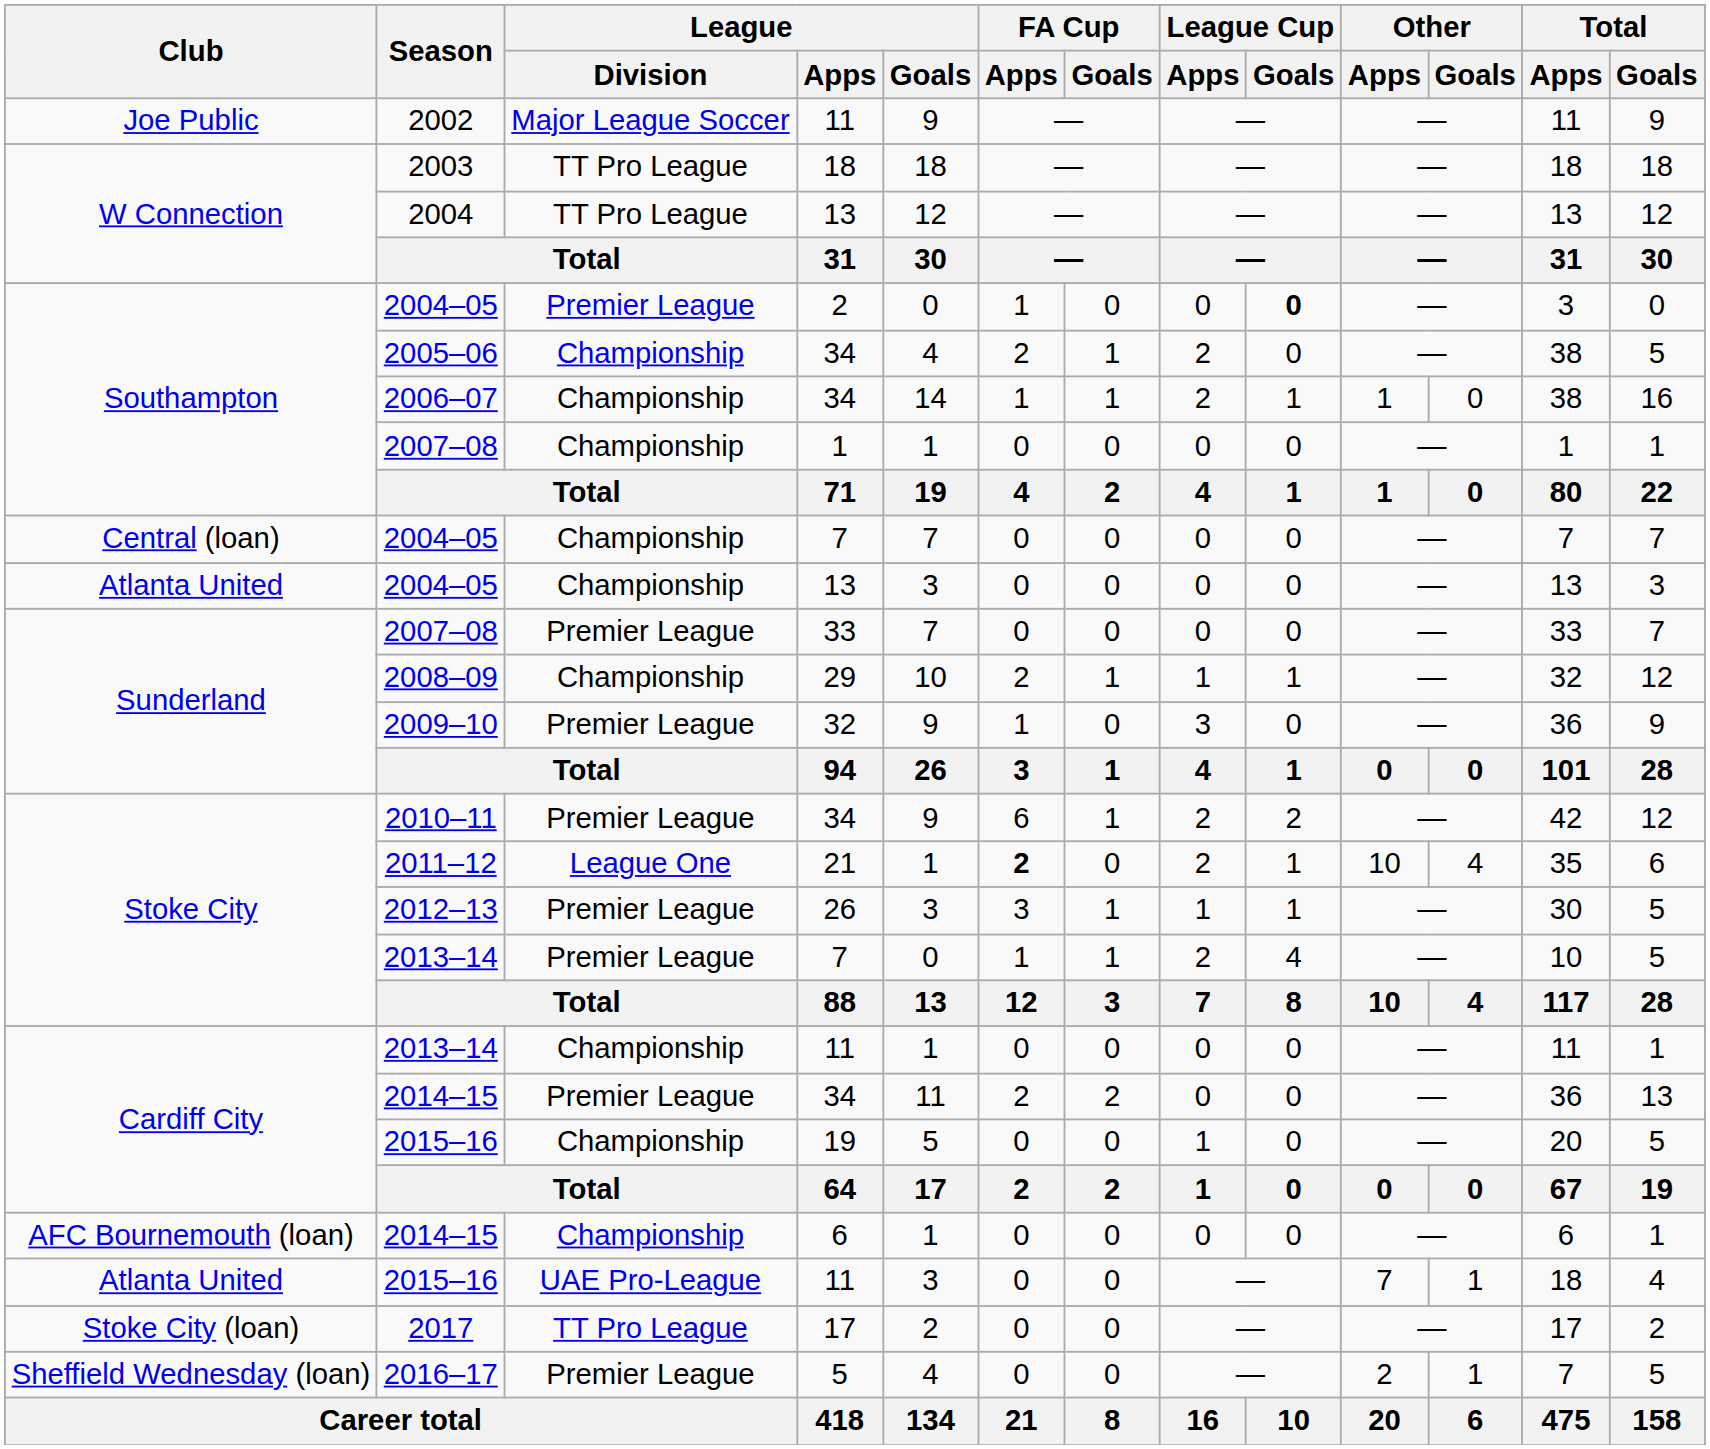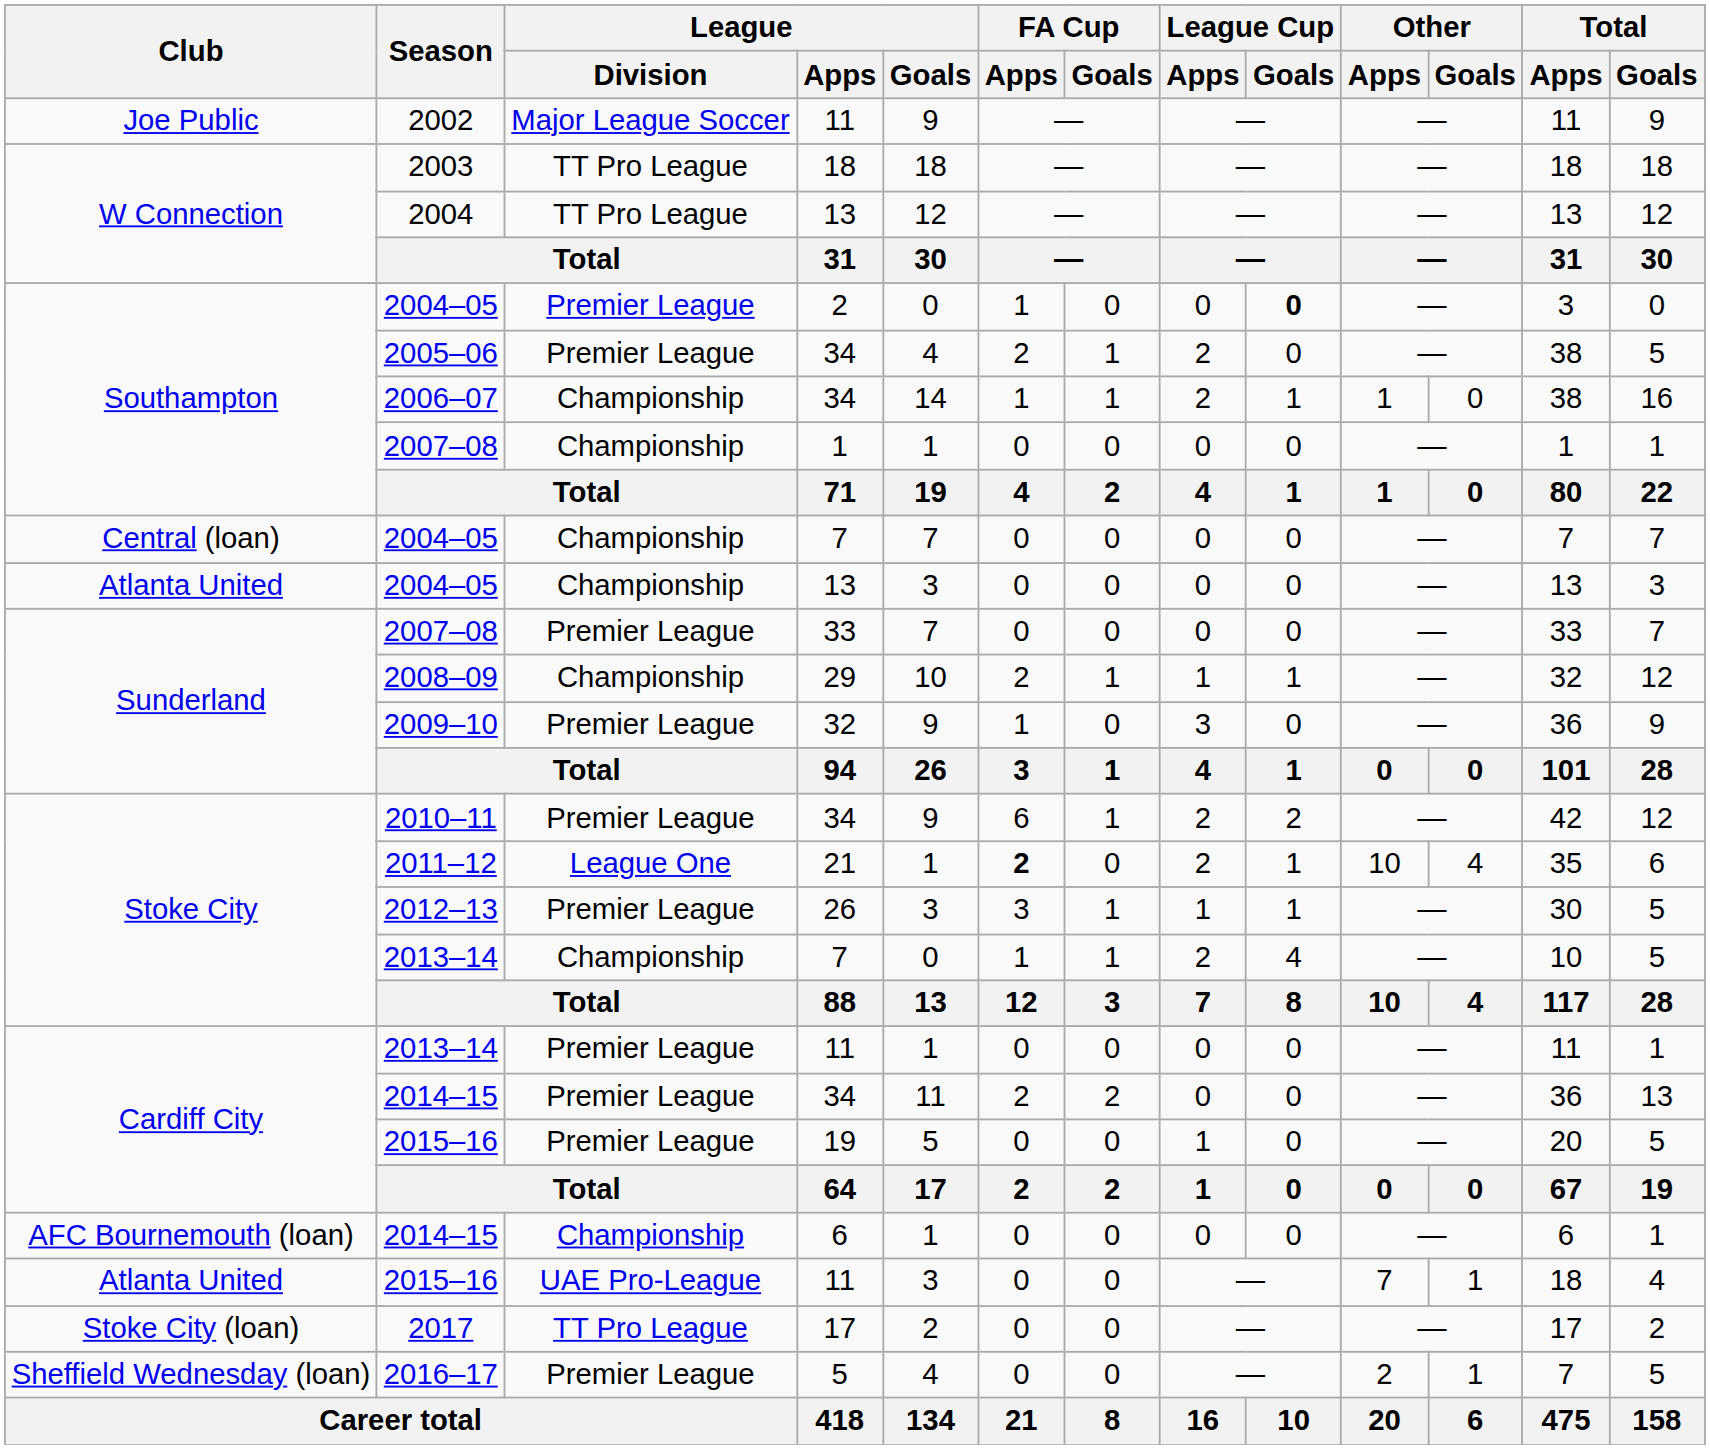(650, 352) Championship -> (650, 352) Premier League
(650, 956) Premier League -> (650, 956) Championship
(650, 1049) Championship -> (650, 1049) Premier League
(650, 1142) Championship -> (650, 1142) Premier League
